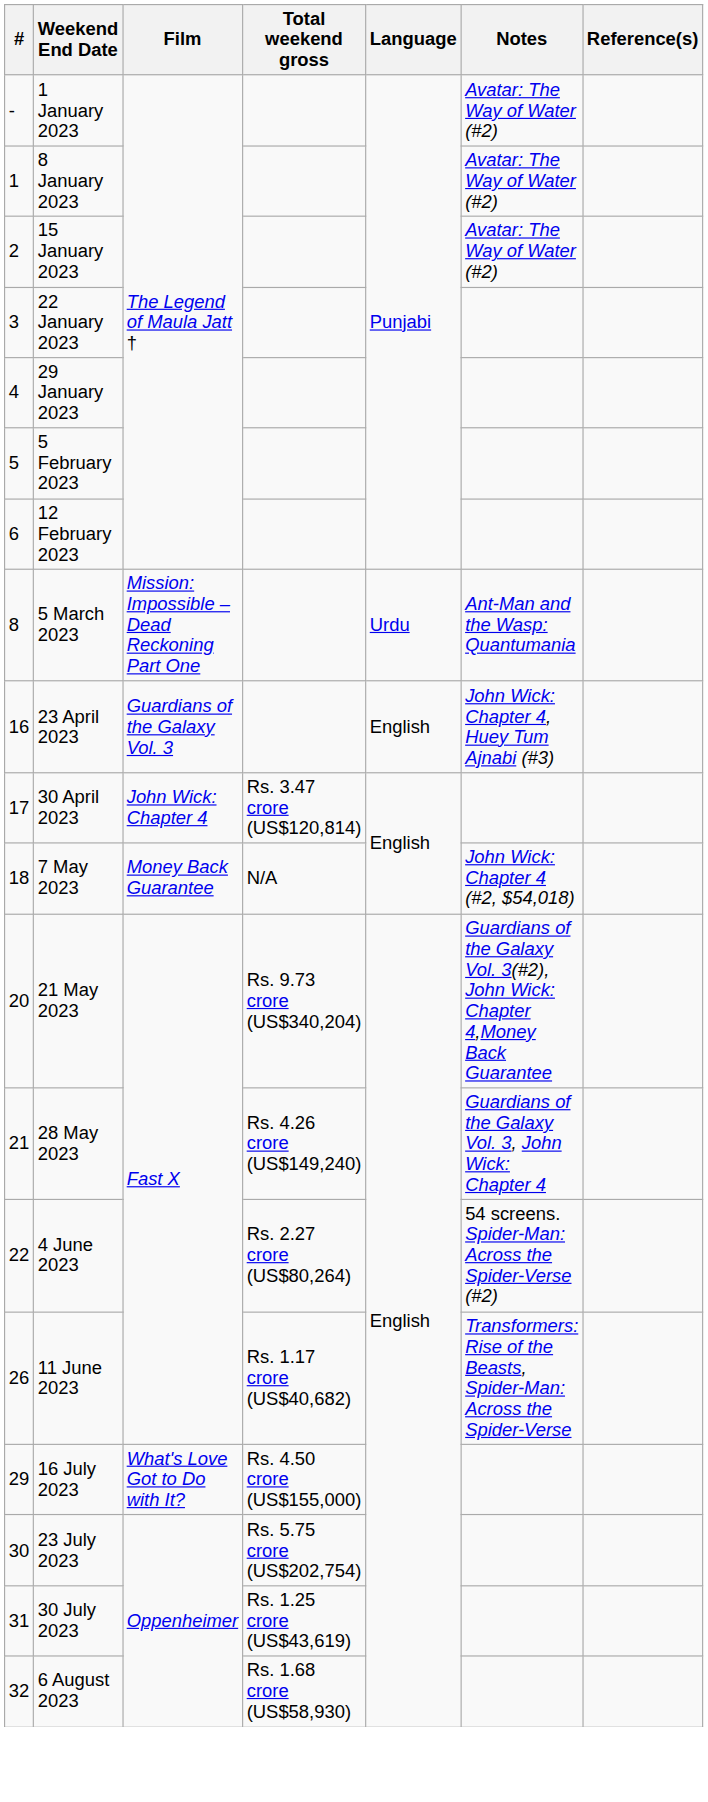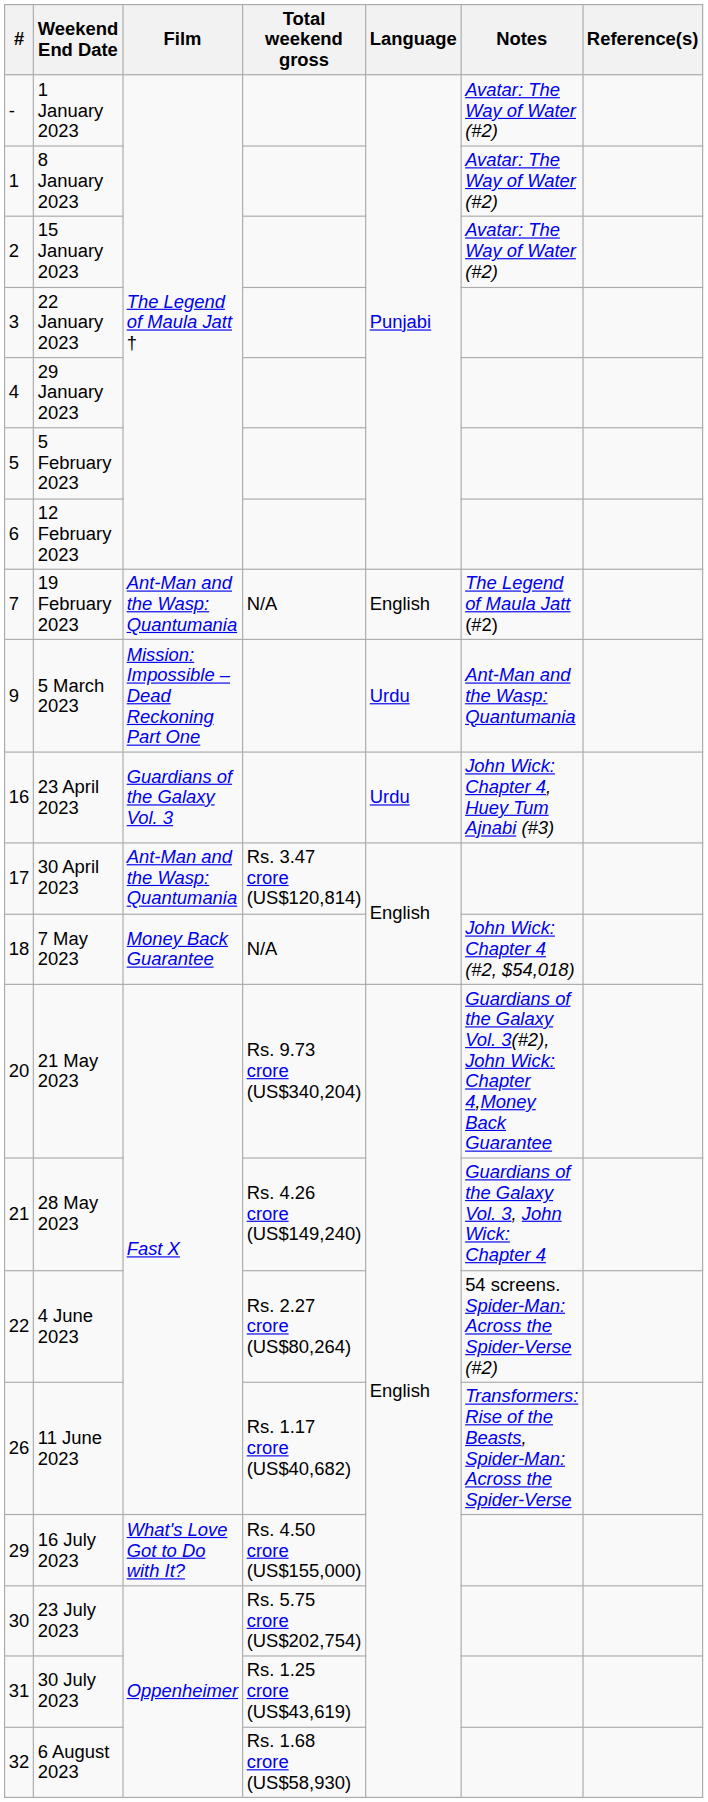+ row: (75, 604)
(14, 625) 8 -> (14, 695) 9
(400, 726) English -> (390, 797) Urdu
(172, 807) John Wick: Chapter 4 -> (182, 878) Ant-Man and the Wasp: Quantumania
